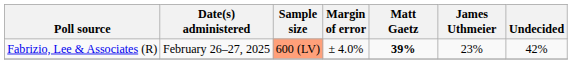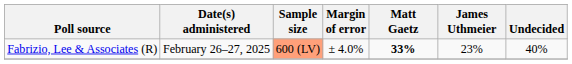(403, 49) 39% -> (403, 49) 33%
(537, 49) 42% -> (537, 49) 40%
